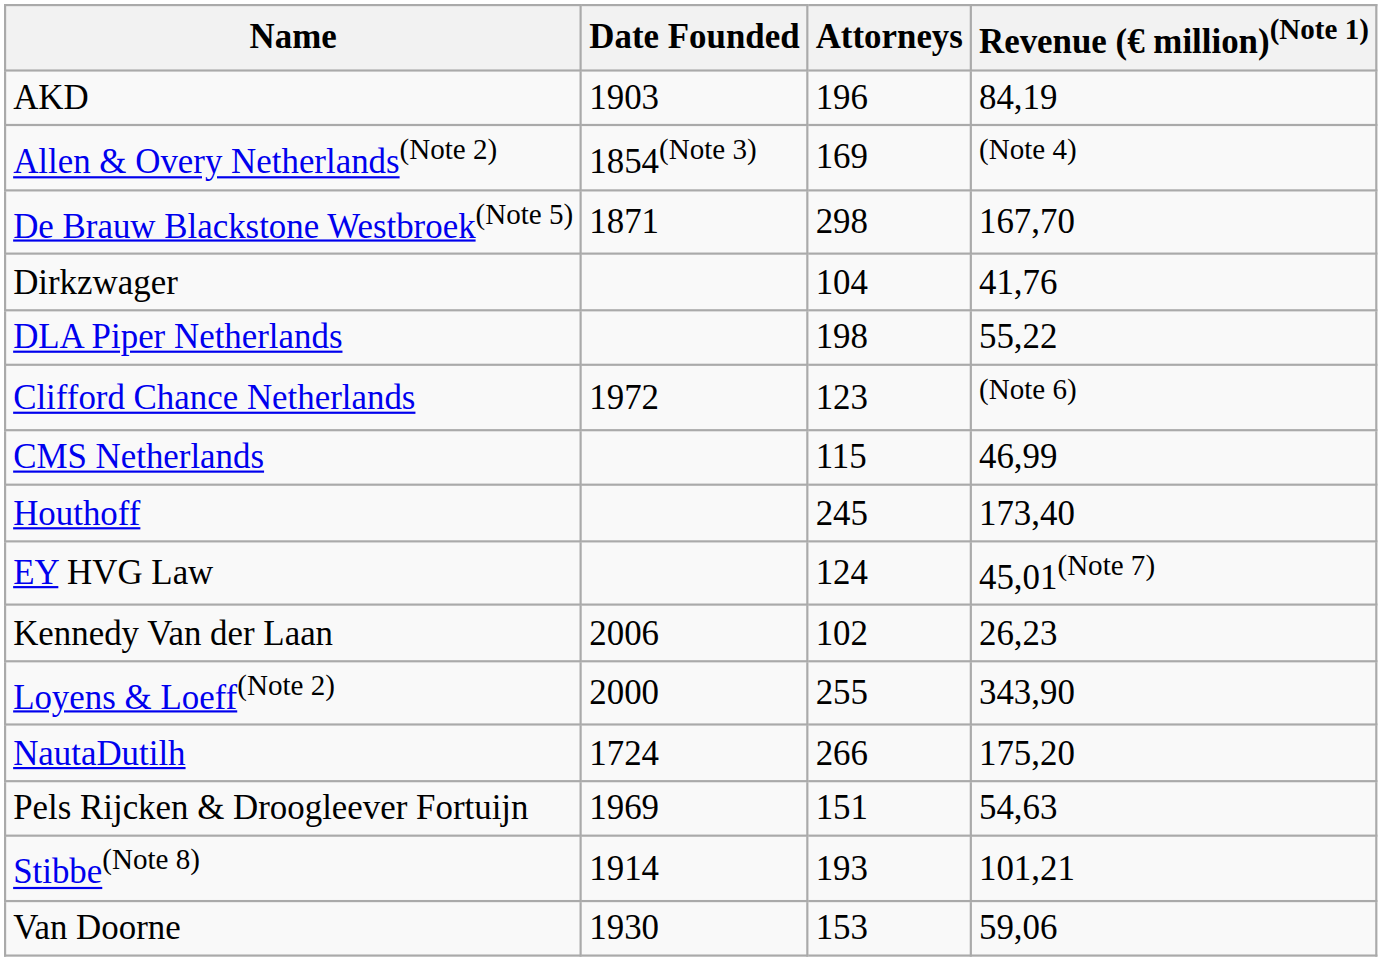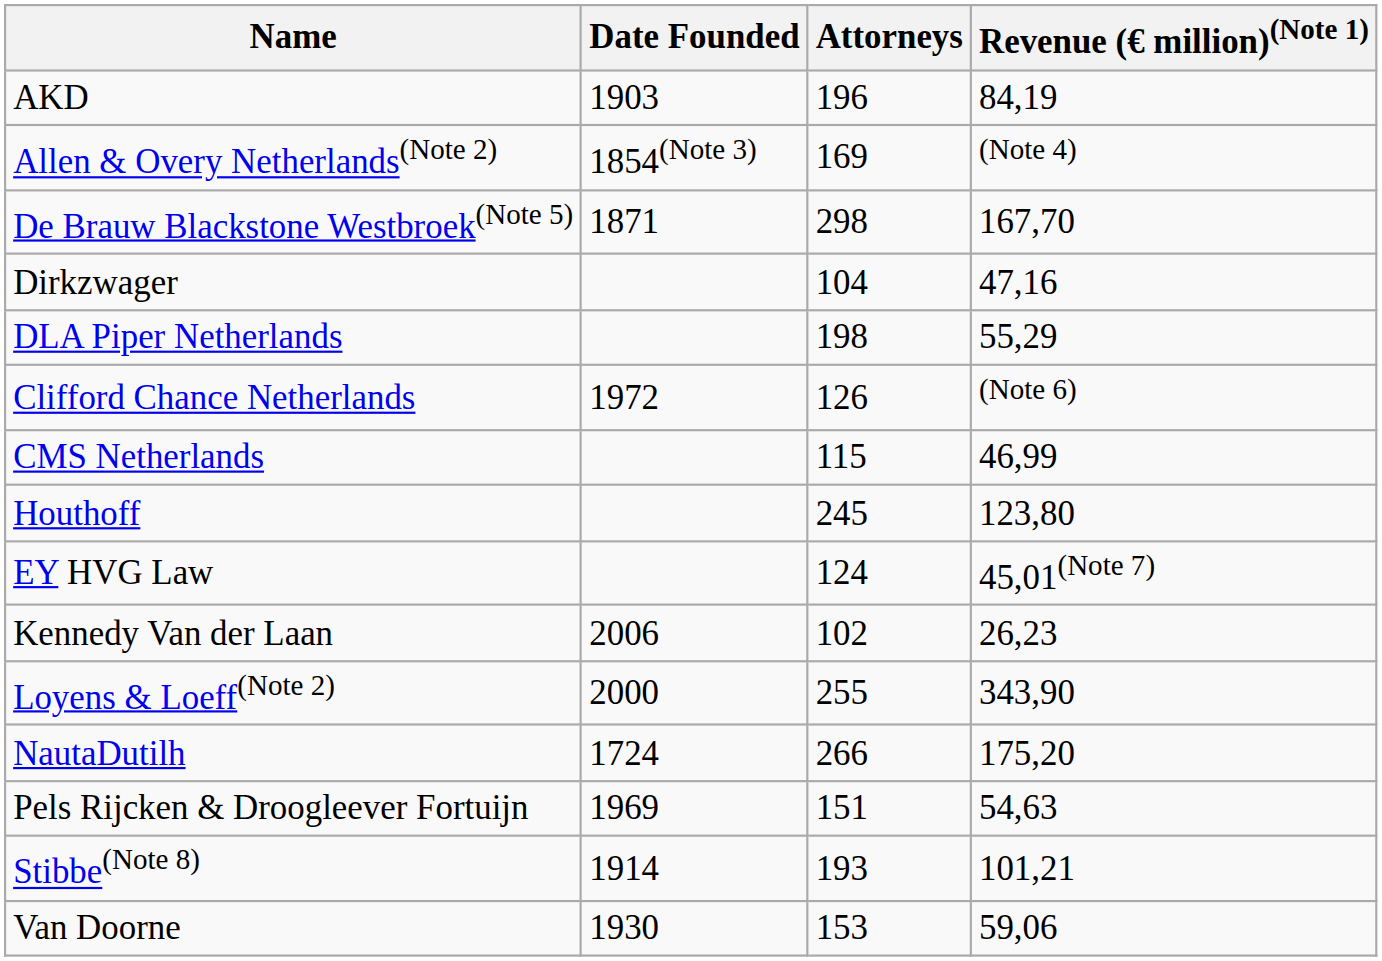(1018, 281) 41,76 -> (1018, 281) 47,16
(1018, 337) 55,22 -> (1018, 337) 55,29
(842, 397) 123 -> (842, 397) 126
(1027, 512) 173,40 -> (1027, 512) 123,80
